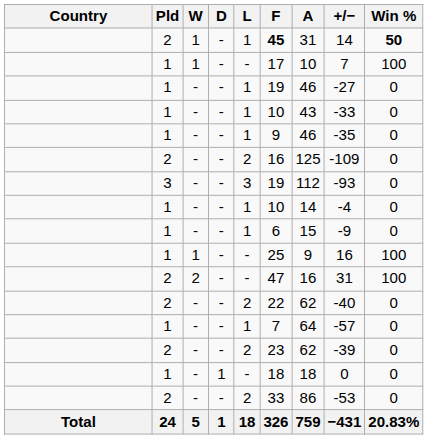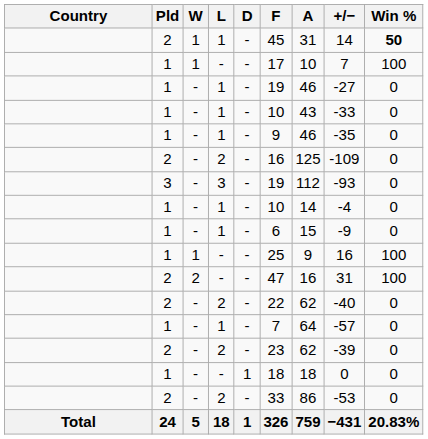columns swapped: (221, 16) <-> (247, 16)
(276, 40) bold -> (276, 40) normal
